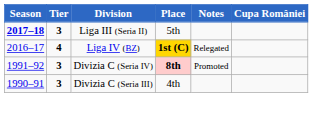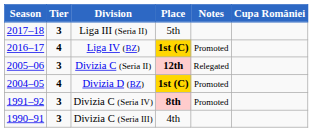(26, 31) bold -> (26, 31) normal
(211, 49) Relegated -> (211, 49) Promoted
+ row: (113, 66)
+ row: (113, 83)
